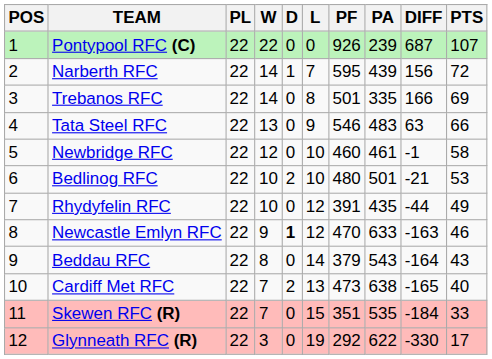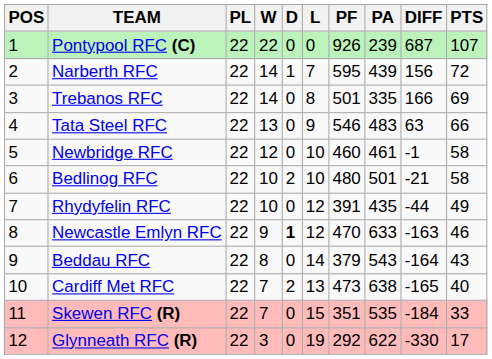(460, 179) 53 -> (460, 179) 58
